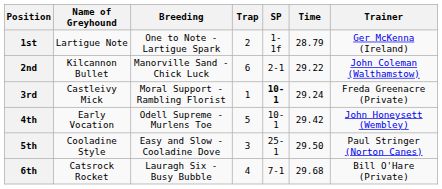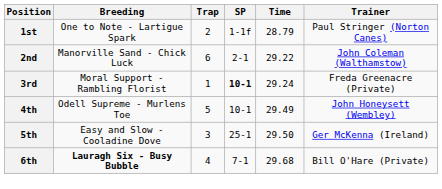- column: (92, 17)
(384, 43) Ger McKenna (Ireland) -> (371, 32) Paul Stringer (Norton Canes)
(310, 120) 29.42 -> (280, 109) 29.49
(384, 146) Paul Stringer (Norton Canes) -> (371, 135) Ger McKenna (Ireland)
(181, 171) normal -> (122, 161) bold
